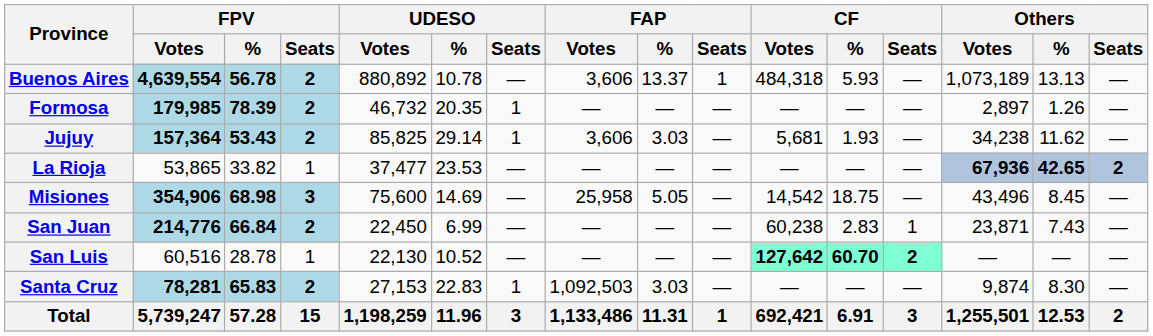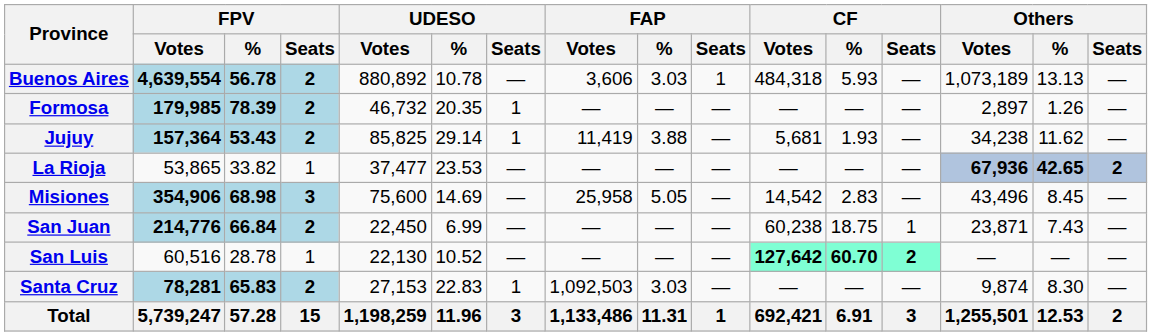(665, 78) 13.37 -> (669, 78) 3.03
(609, 138) 3,606 -> (605, 138) 11,419
(670, 138) 3.03 -> (669, 138) 3.88
(855, 197) 18.75 -> (859, 197) 2.83
(860, 227) 2.83 -> (854, 227) 18.75
